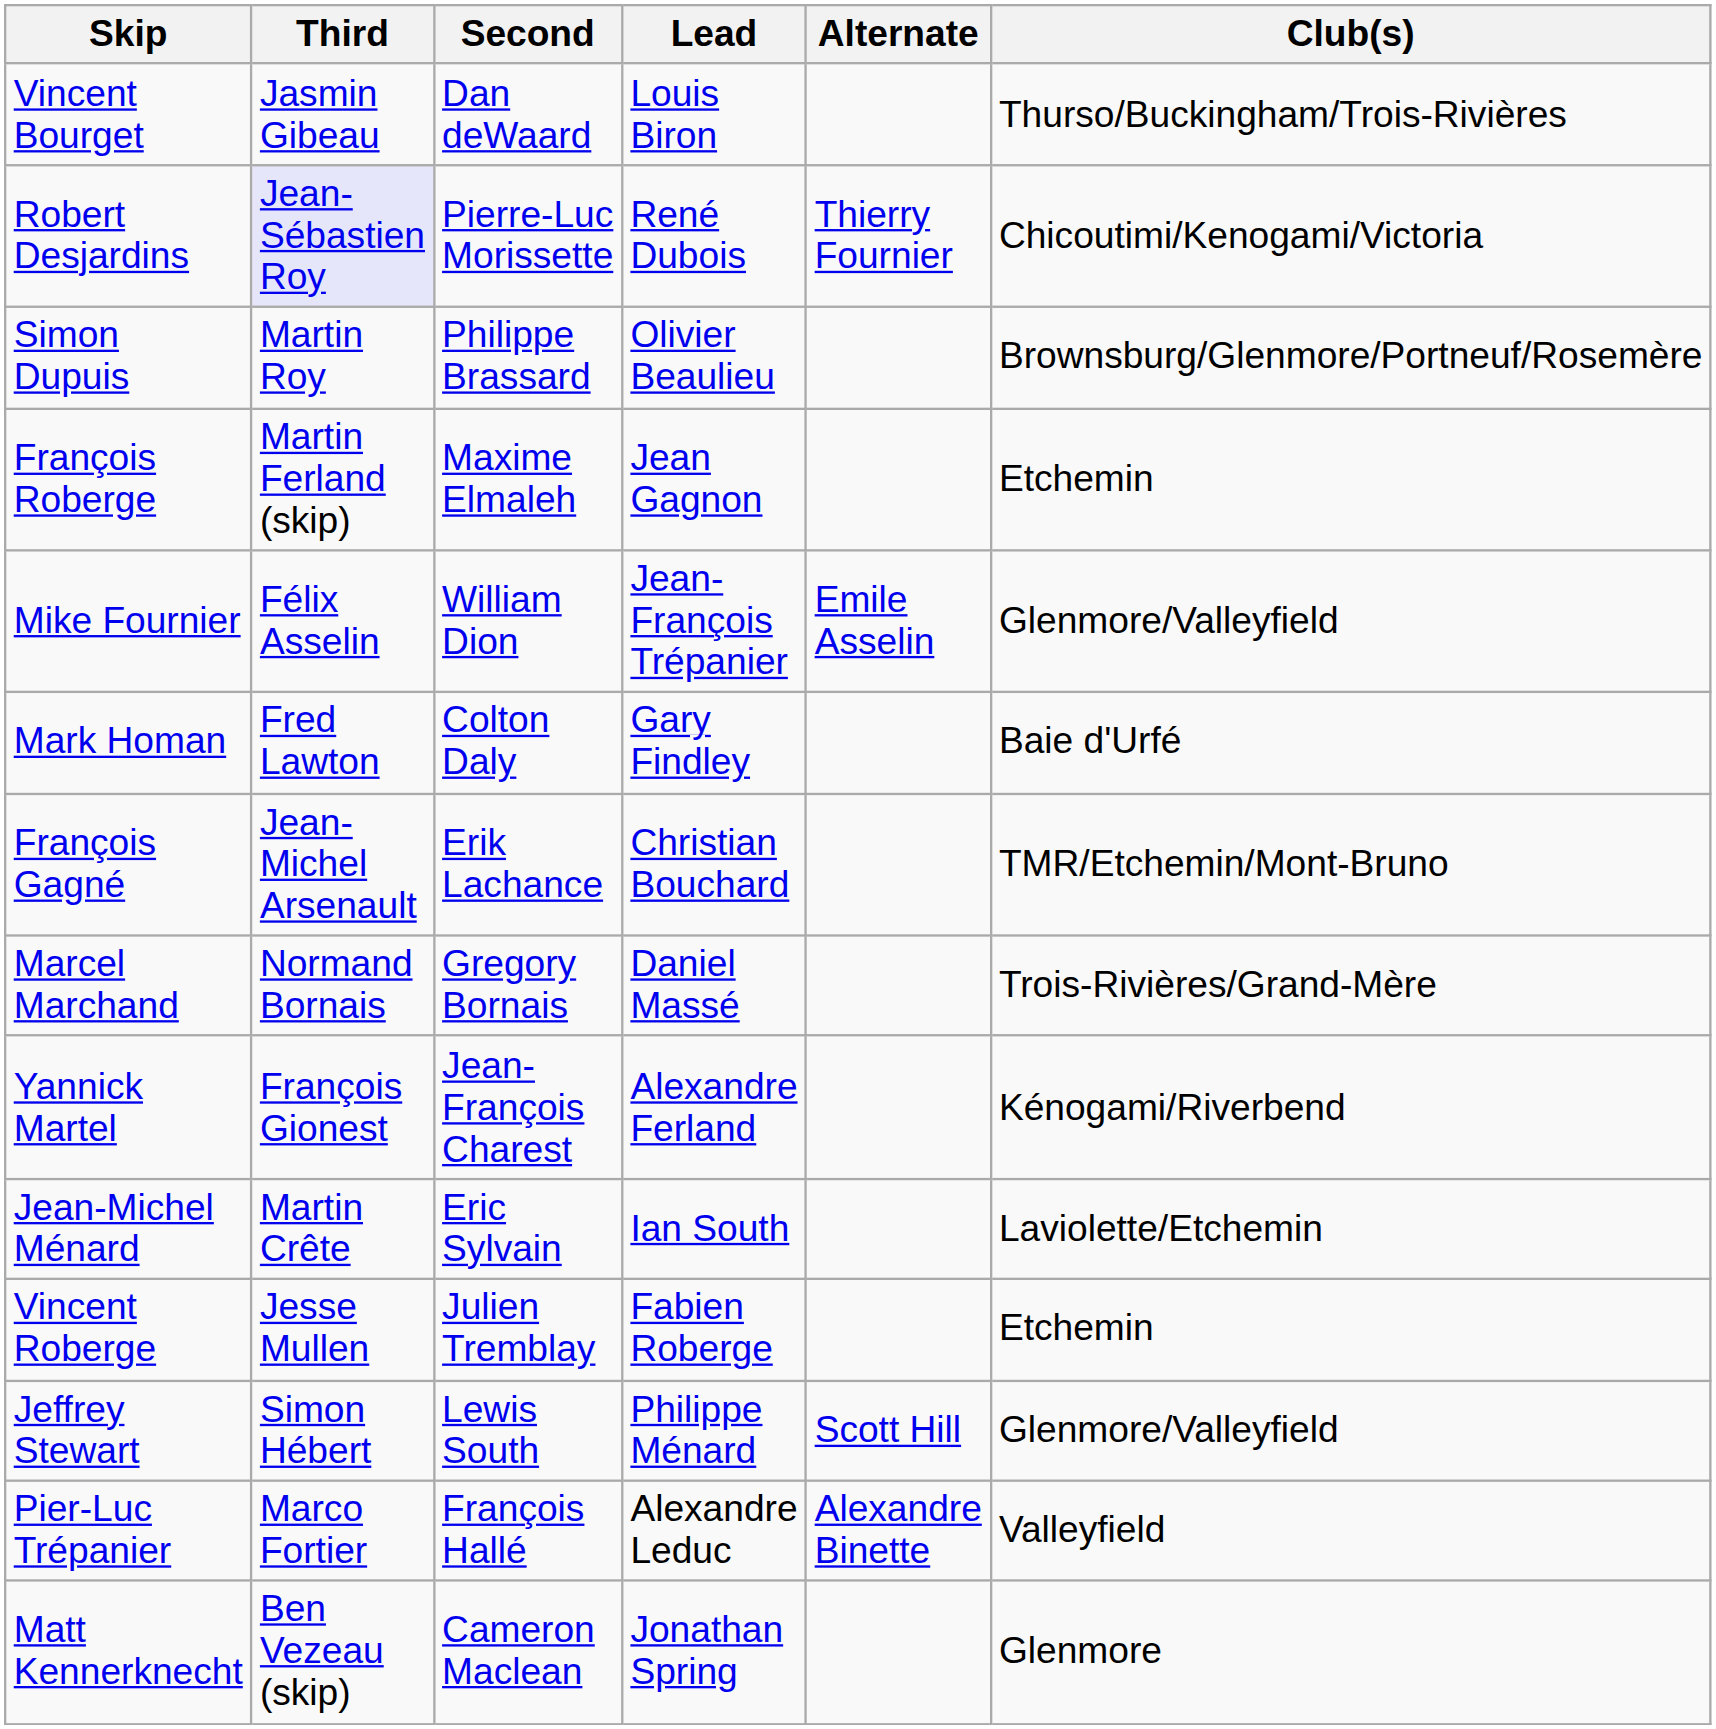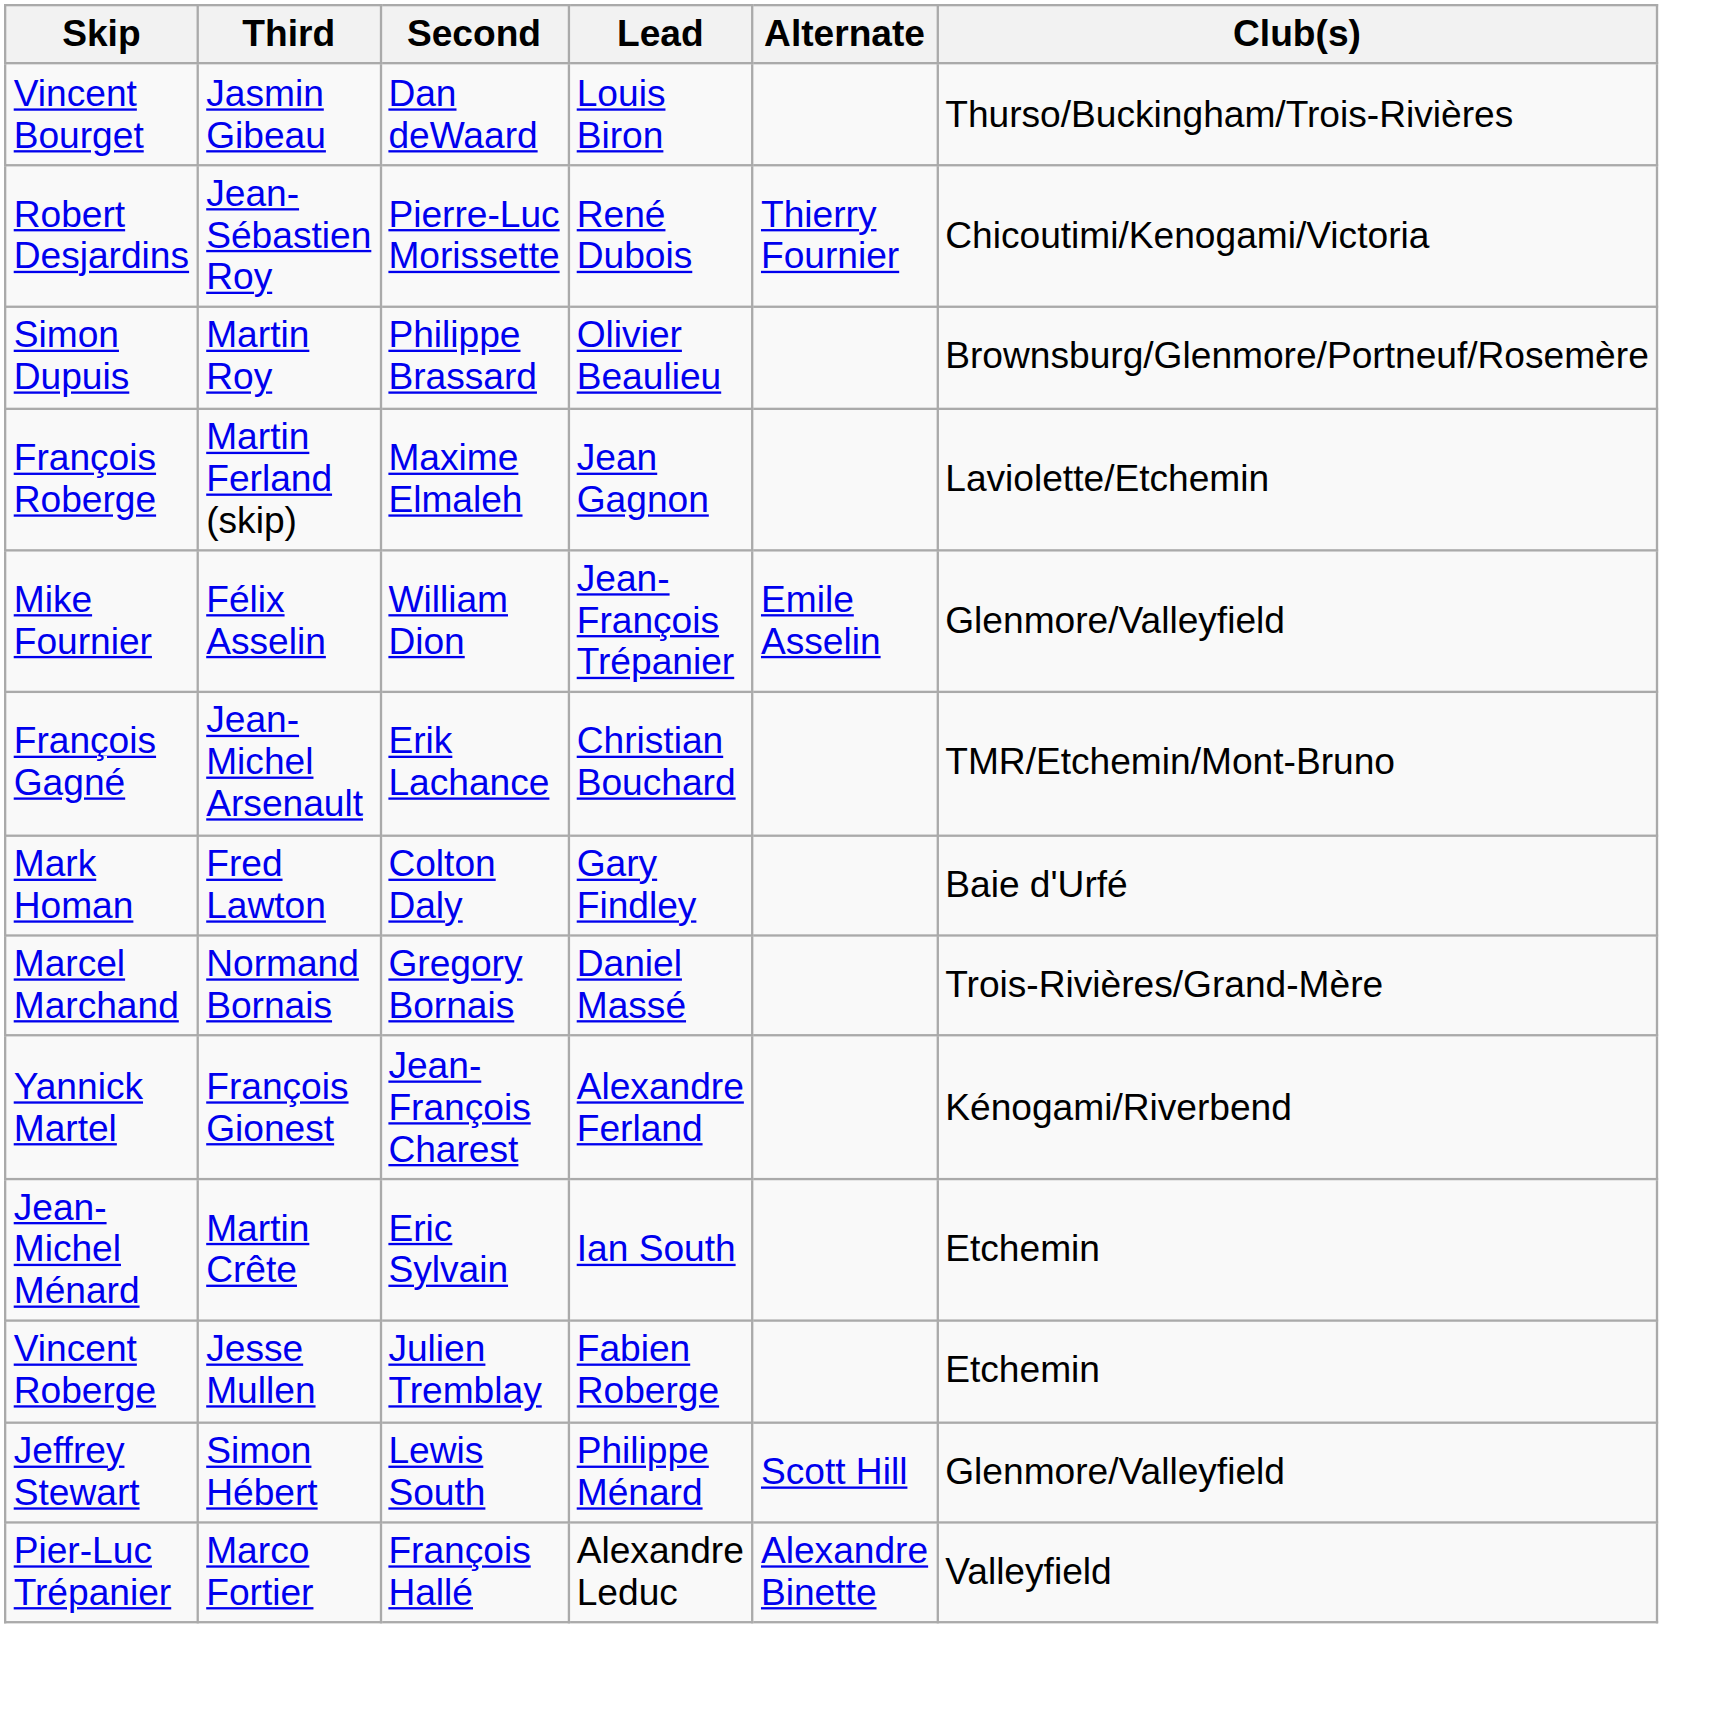(342, 235) lavender background -> (289, 235) no background
(1076, 478) Etchemin -> (1107, 478) Laviolette/Etchemin
rows swapped: (85, 863) <-> (120, 742)
(1161, 1228) Laviolette/Etchemin -> (1023, 1249) Etchemin
- row: (128, 1651)
